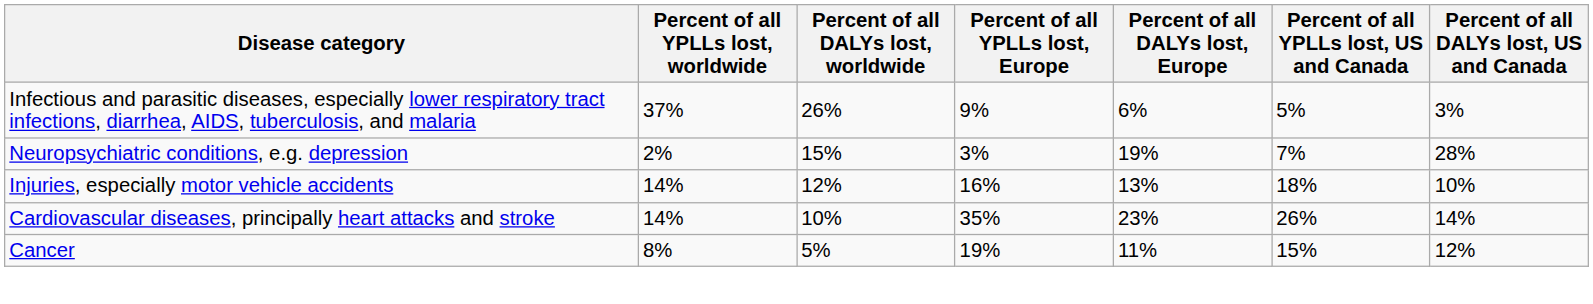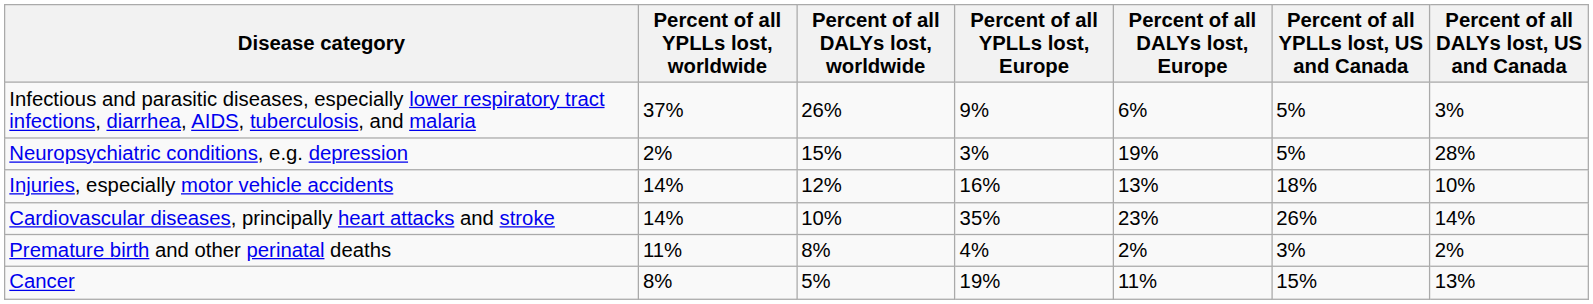(1291, 153) 7% -> (1291, 153) 5%
+ row: (200, 250)
(1455, 250) 12% -> (1455, 282) 13%
